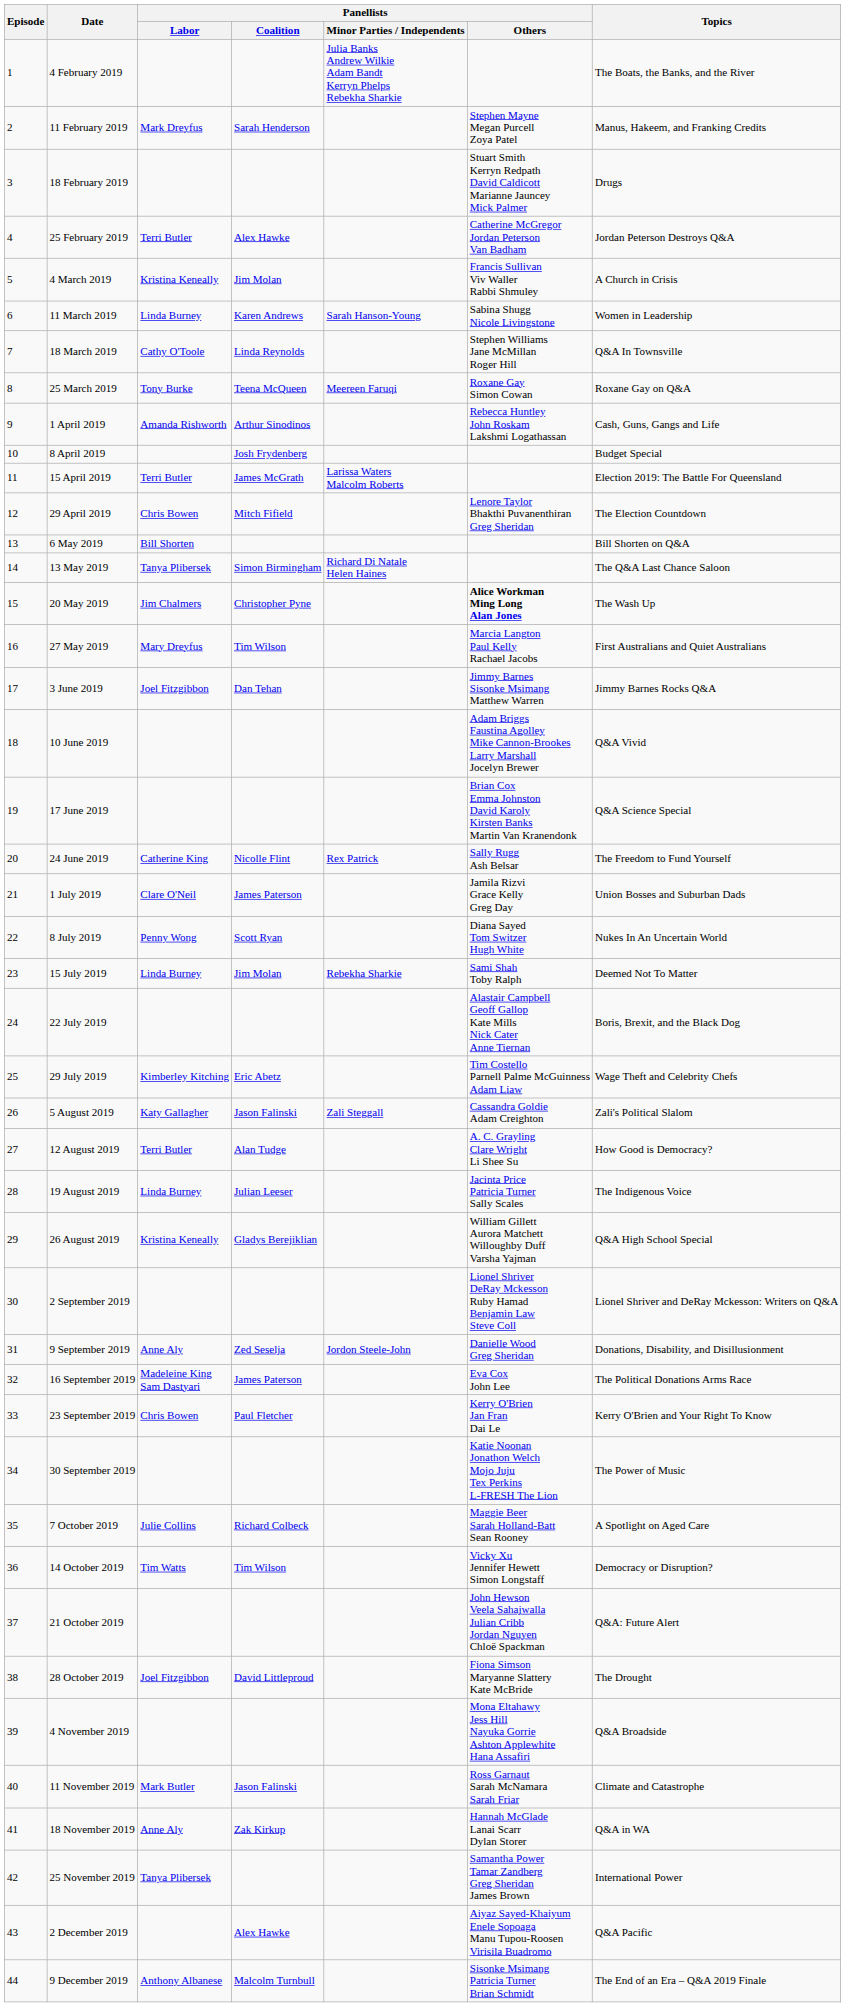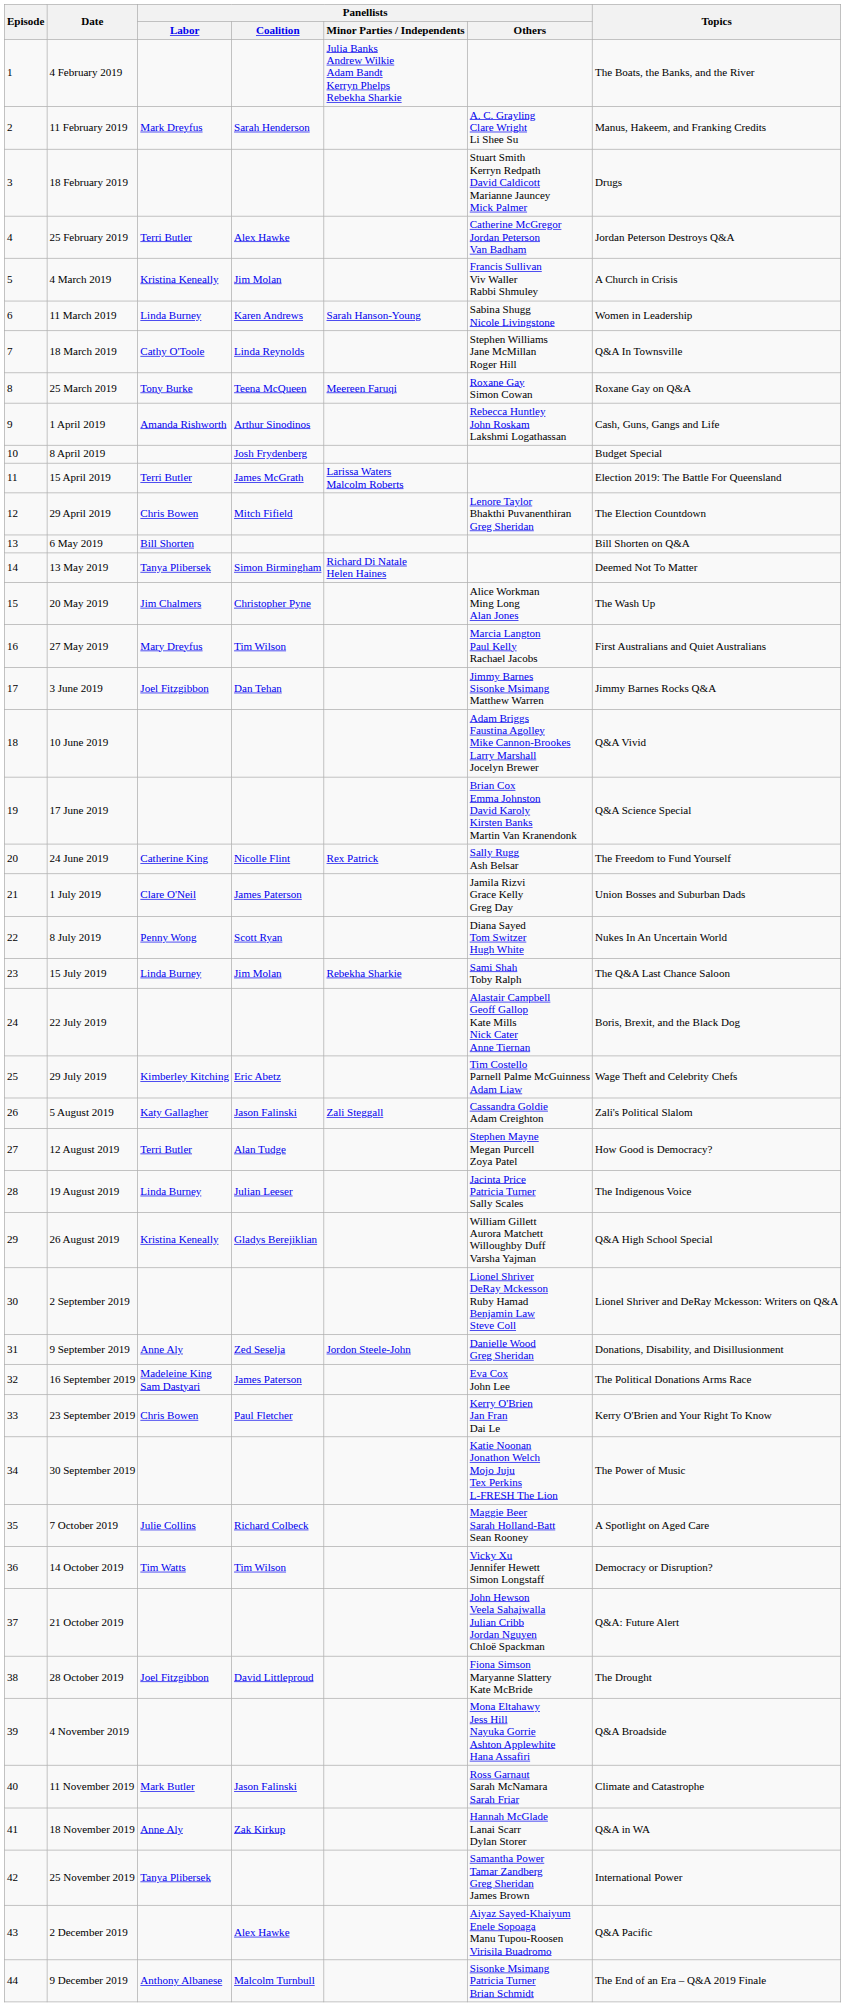(504, 127) Stephen Mayne Megan Purcell Zoya Patel -> (503, 127) A. C. Grayling Clare Wright Li Shee Su
(662, 567) The Q&A Last Chance Saloon -> (646, 567) Deemed Not To Matter
(507, 603) bold -> (505, 603) normal
(646, 973) Deemed Not To Matter -> (662, 973) The Q&A Last Chance Saloon
(503, 1149) A. C. Grayling Clare Wright Li Shee Su -> (504, 1149) Stephen Mayne Megan Purcell Zoya Patel
